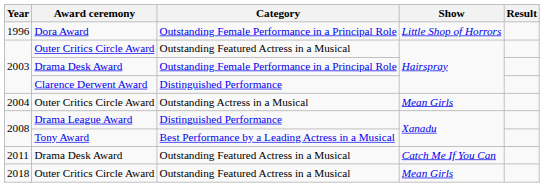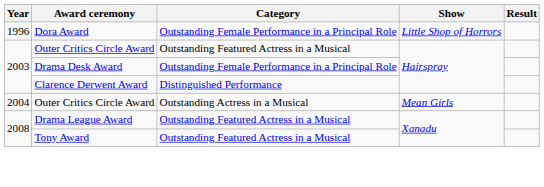(221, 119) Distinguished Performance -> (255, 119) Outstanding Featured Actress in a Musical
(277, 137) Best Performance by a Leading Actress in a Musical -> (255, 137) Outstanding Featured Actress in a Musical
- row: (18, 155)
- row: (18, 173)
